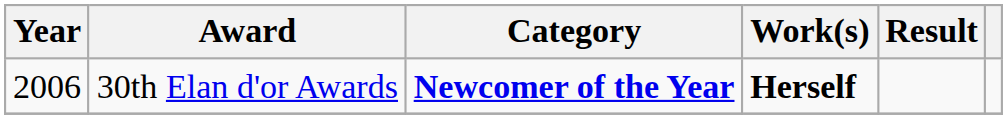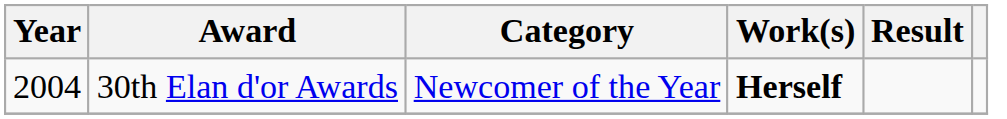(47, 85) 2006 -> (47, 85) 2004
(574, 85) bold -> (567, 85) normal
